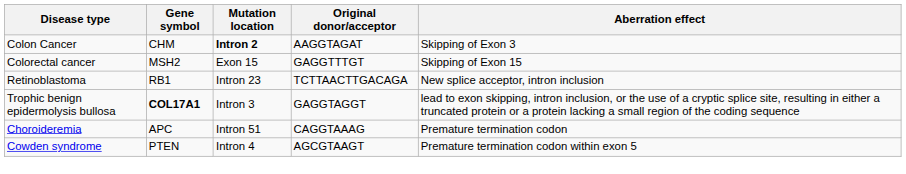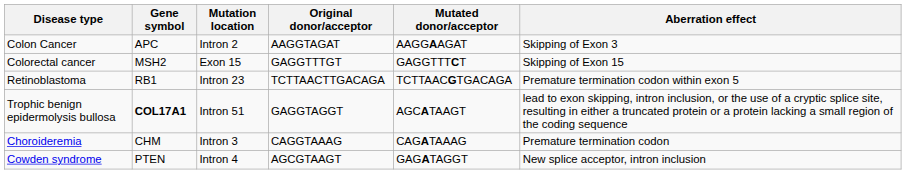+ column: (457, 19)
(162, 44) CHM -> (146, 44) APC
(237, 44) bold -> (219, 44) normal
(512, 80) New splice acceptor, intron inclusion -> (631, 80) Premature termination codon within exon 5
(235, 104) Intron 3 -> (222, 111) Intron 51
(160, 129) APC -> (148, 141) CHM
(238, 129) Intron 51 -> (219, 141) Intron 3
(529, 147) Premature termination codon within exon 5 -> (614, 159) New splice acceptor, intron inclusion
